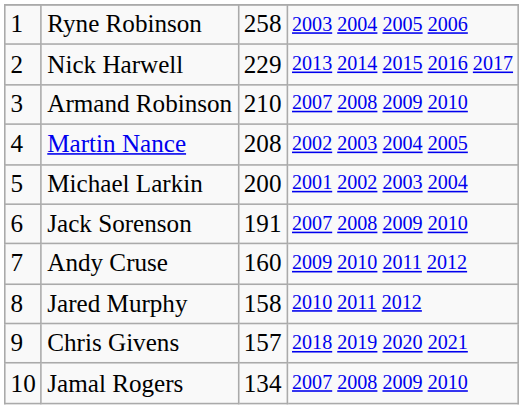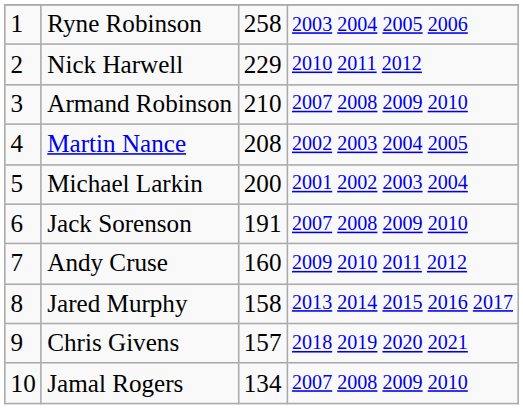(403, 64) 2013 2014 2015 2016 2017 -> (357, 64) 2010 2011 2012
(357, 303) 2010 2011 2012 -> (403, 303) 2013 2014 2015 2016 2017
